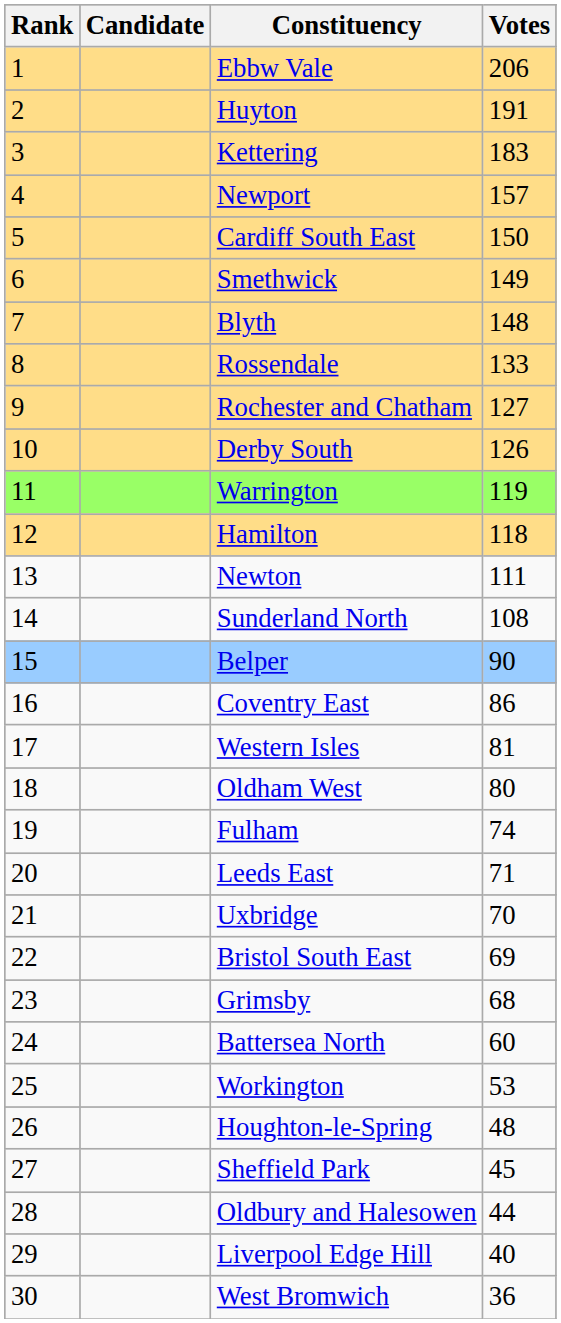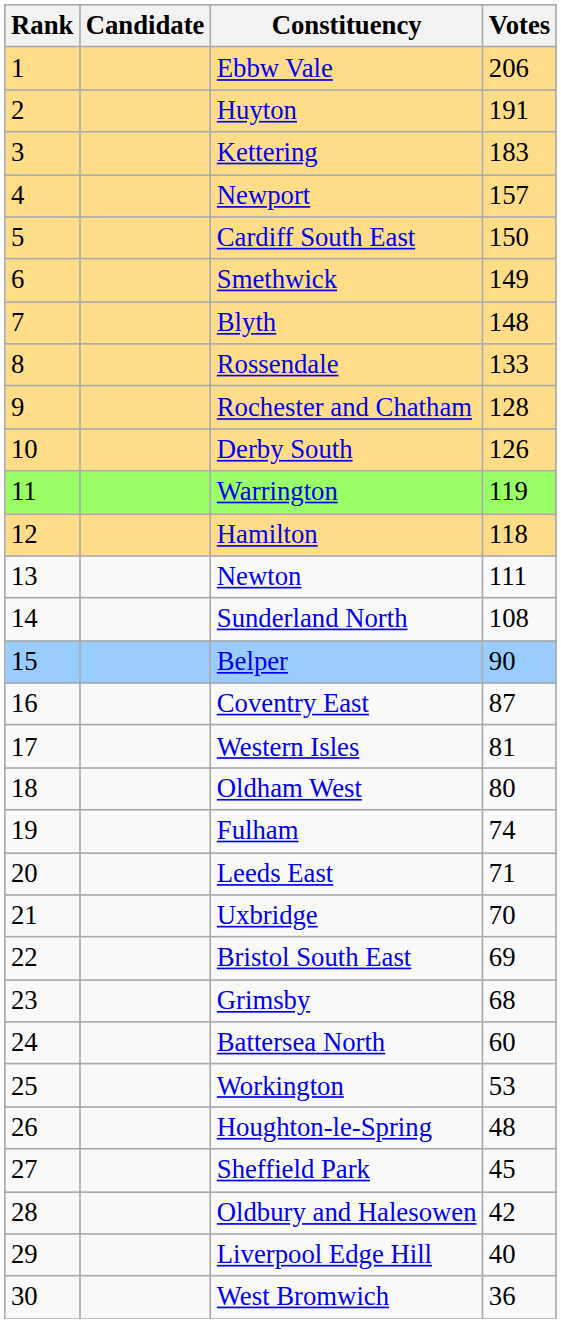(509, 407) 127 -> (509, 407) 128
(502, 703) 86 -> (502, 703) 87
(502, 1212) 44 -> (502, 1212) 42
